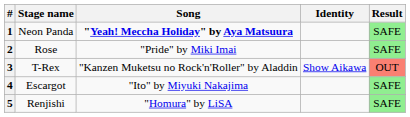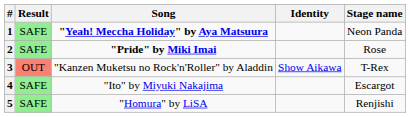columns swapped: (46, 13) <-> (387, 13)
(188, 49) normal -> (163, 49) bold
